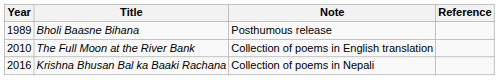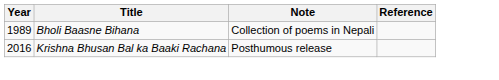(282, 30) Posthumous release -> (303, 30) Collection of poems in Nepali
- row: (116, 48)
(303, 65) Collection of poems in Nepali -> (282, 48) Posthumous release
